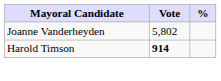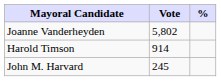(160, 48) bold -> (160, 48) normal
+ row: (45, 66)
